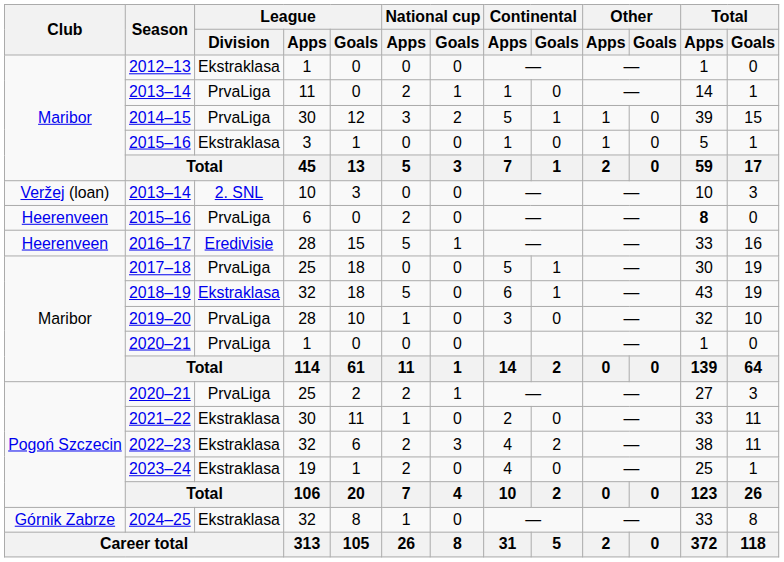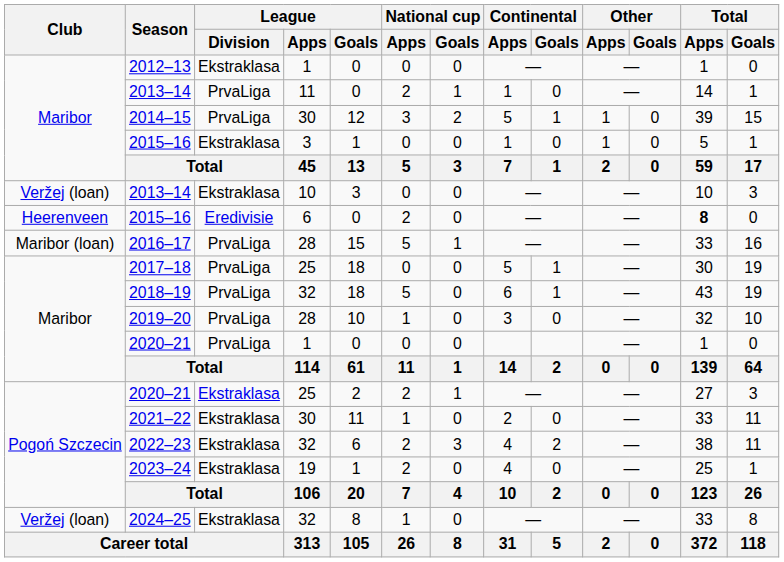(239, 192) 2. SNL -> (239, 192) Ekstraklasa
(239, 218) PrvaLiga -> (239, 218) Eredivisie
(65, 243) Heerenveen -> (65, 243) Maribor (loan)
(239, 243) Eredivisie -> (239, 243) PrvaLiga
(239, 293) Ekstraklasa -> (239, 293) PrvaLiga
(239, 393) PrvaLiga -> (239, 393) Ekstraklasa
(65, 519) Górnik Zabrze -> (65, 519) Veržej (loan)
